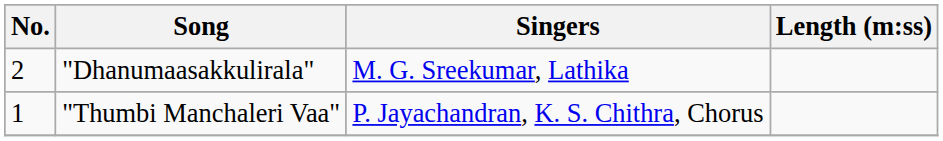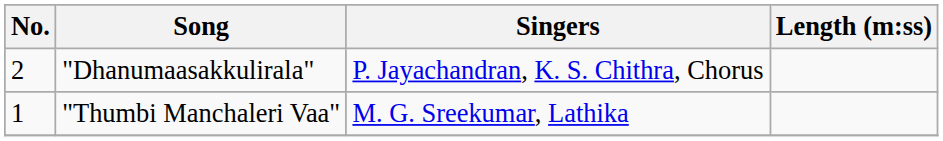(491, 70) M. G. Sreekumar, Lathika -> (558, 70) P. Jayachandran, K. S. Chithra, Chorus
(558, 113) P. Jayachandran, K. S. Chithra, Chorus -> (491, 113) M. G. Sreekumar, Lathika
